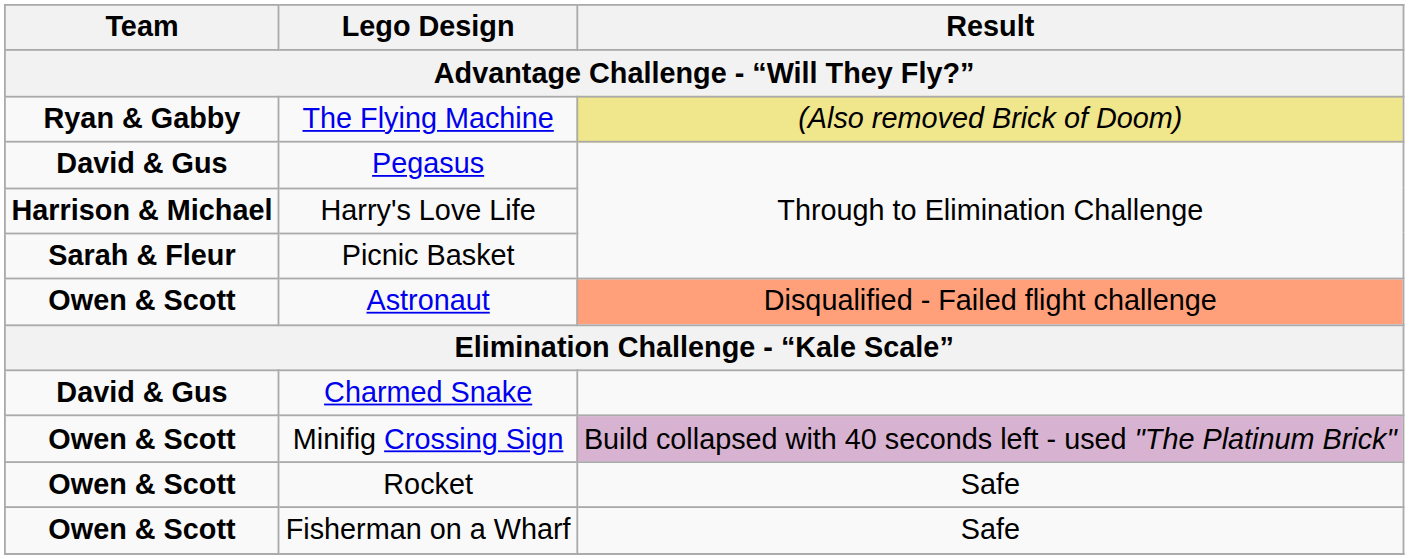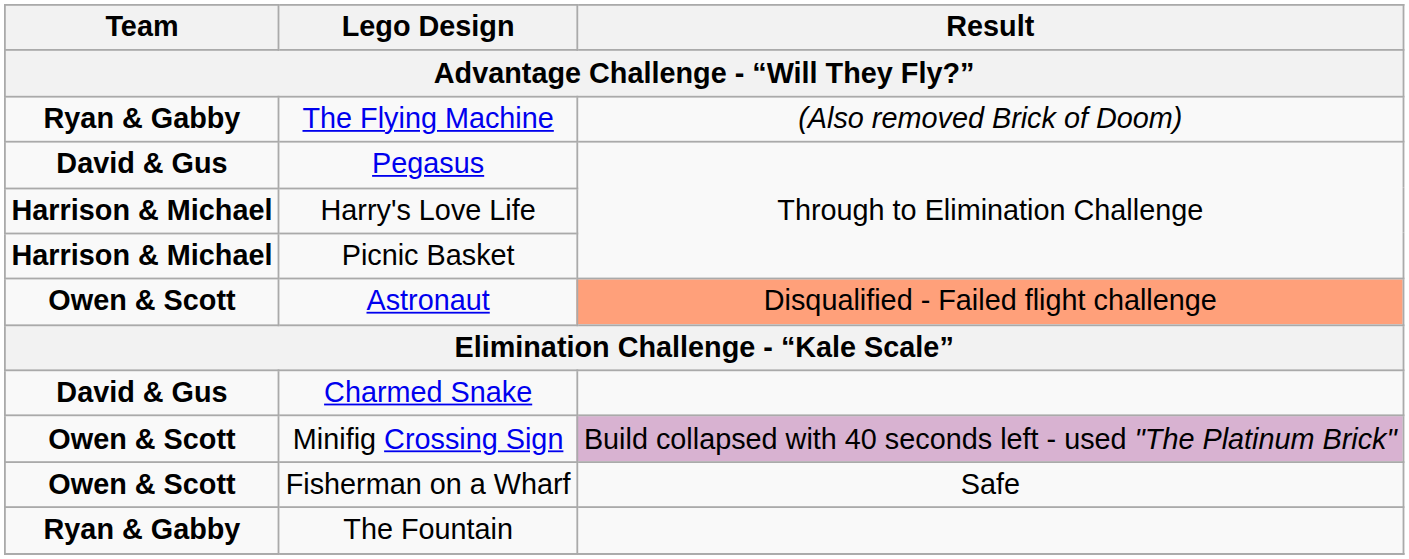(990, 118) khaki background -> (990, 118) no background
(142, 255) Sarah & Fleur -> (142, 255) Harrison & Michael
- row: (428, 484)
+ row: (428, 529)
